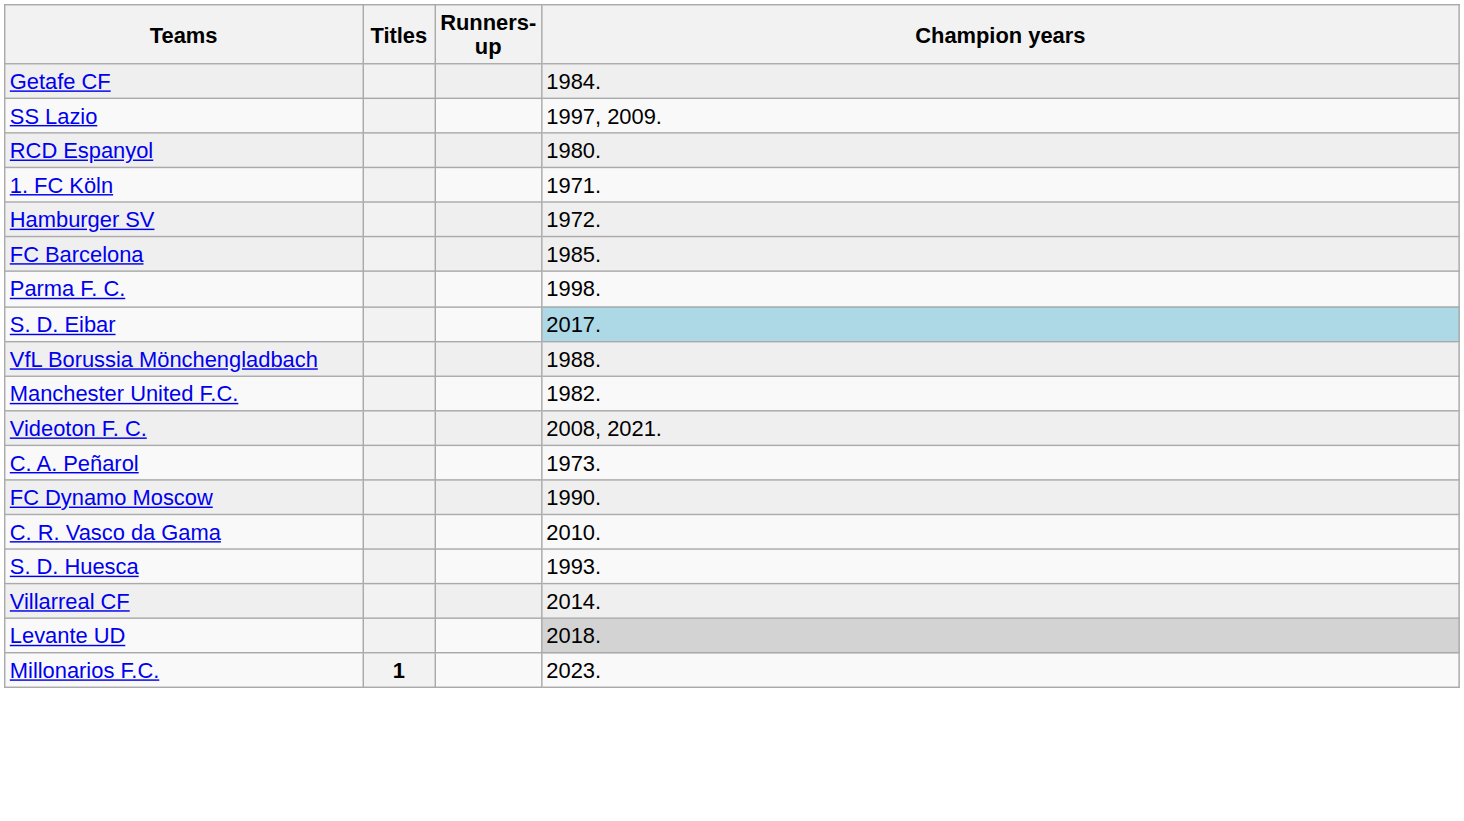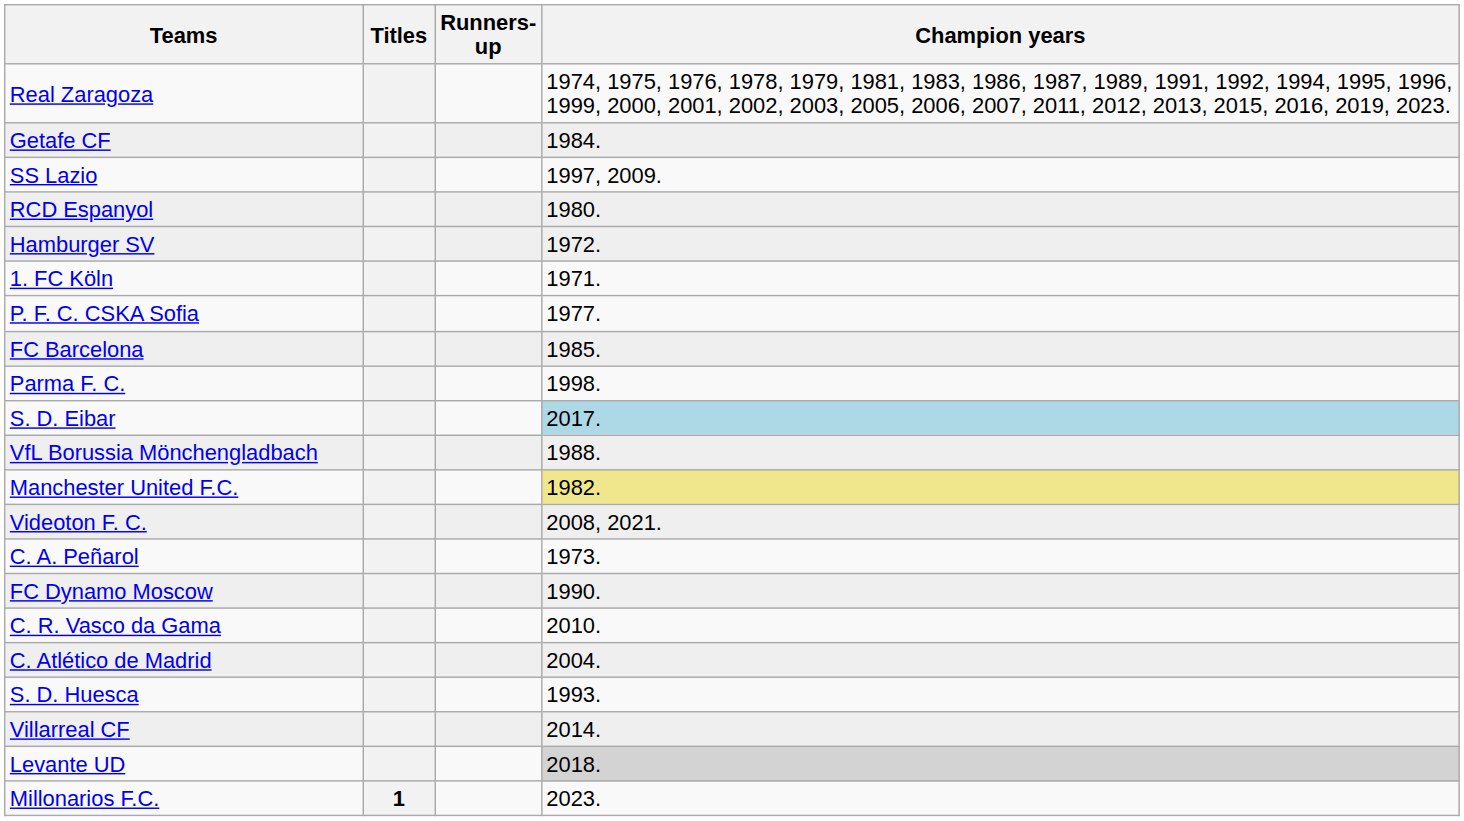+ row: (82, 94)
rows swapped: (61, 185) <-> (82, 220)
+ row: (104, 314)
(574, 393) no background -> (574, 487) khaki background
+ row: (111, 660)
